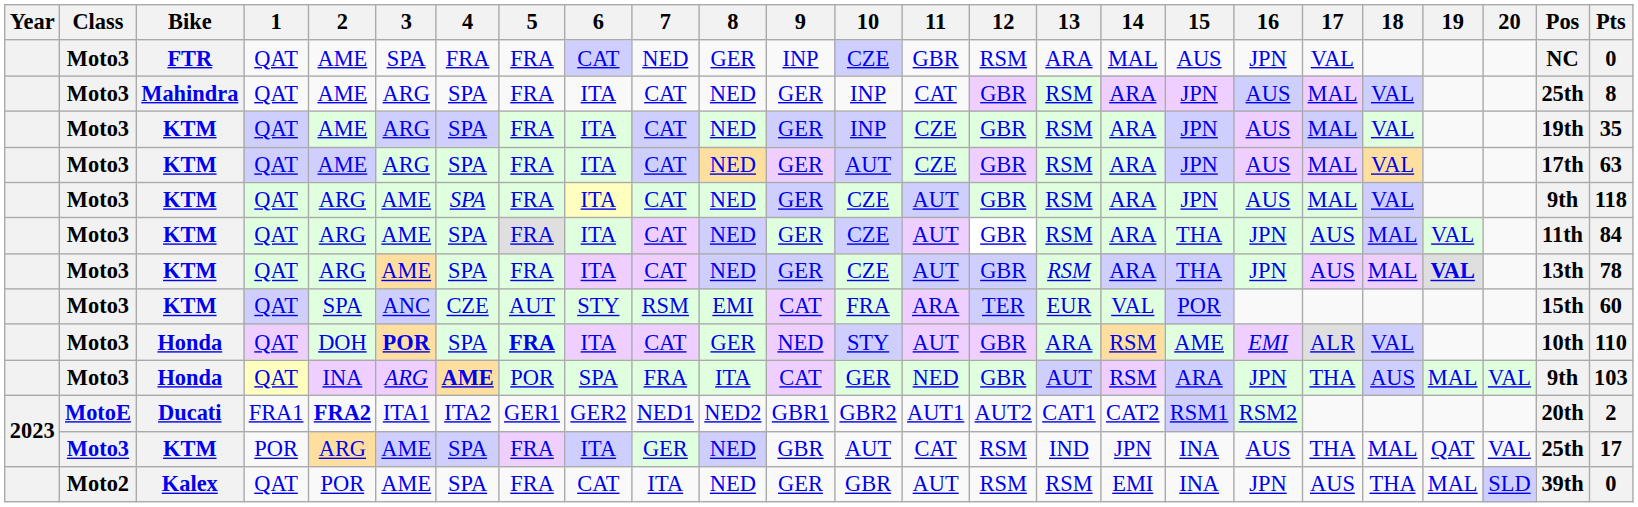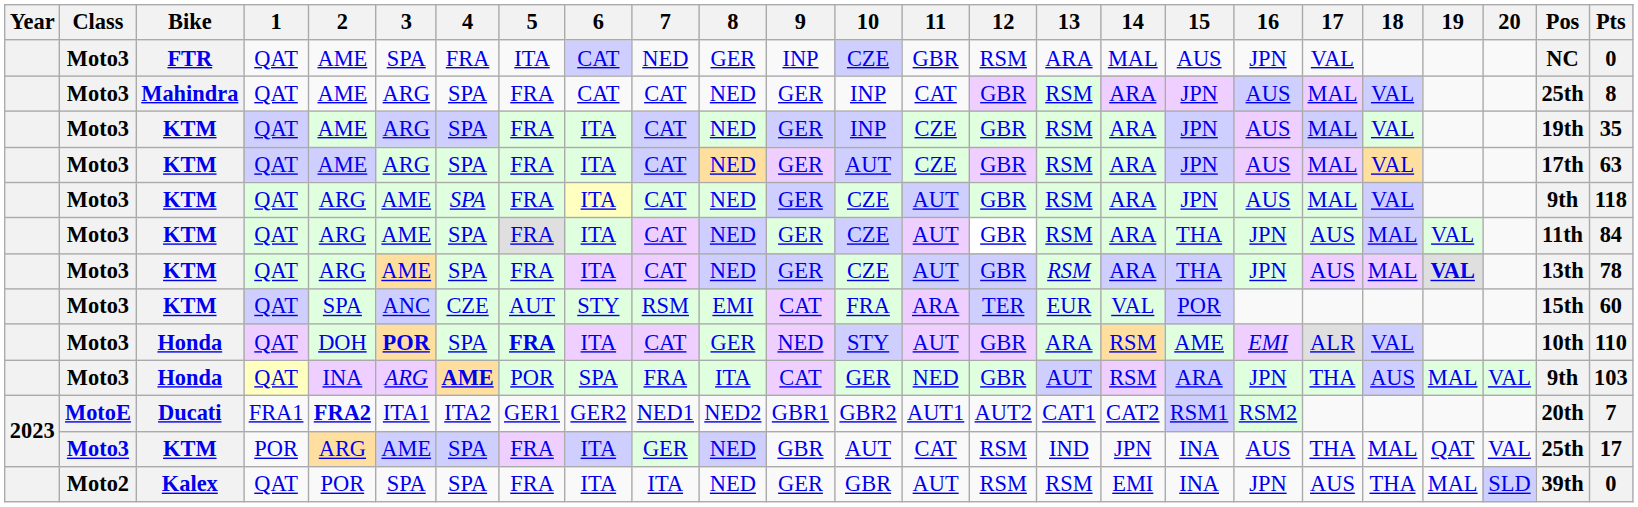(532, 57) FRA -> (532, 57) ITA
(598, 93) ITA -> (598, 93) CAT
(1611, 413) 2 -> (1611, 413) 7
(406, 484) AME -> (406, 484) SPA
(598, 484) CAT -> (598, 484) ITA
